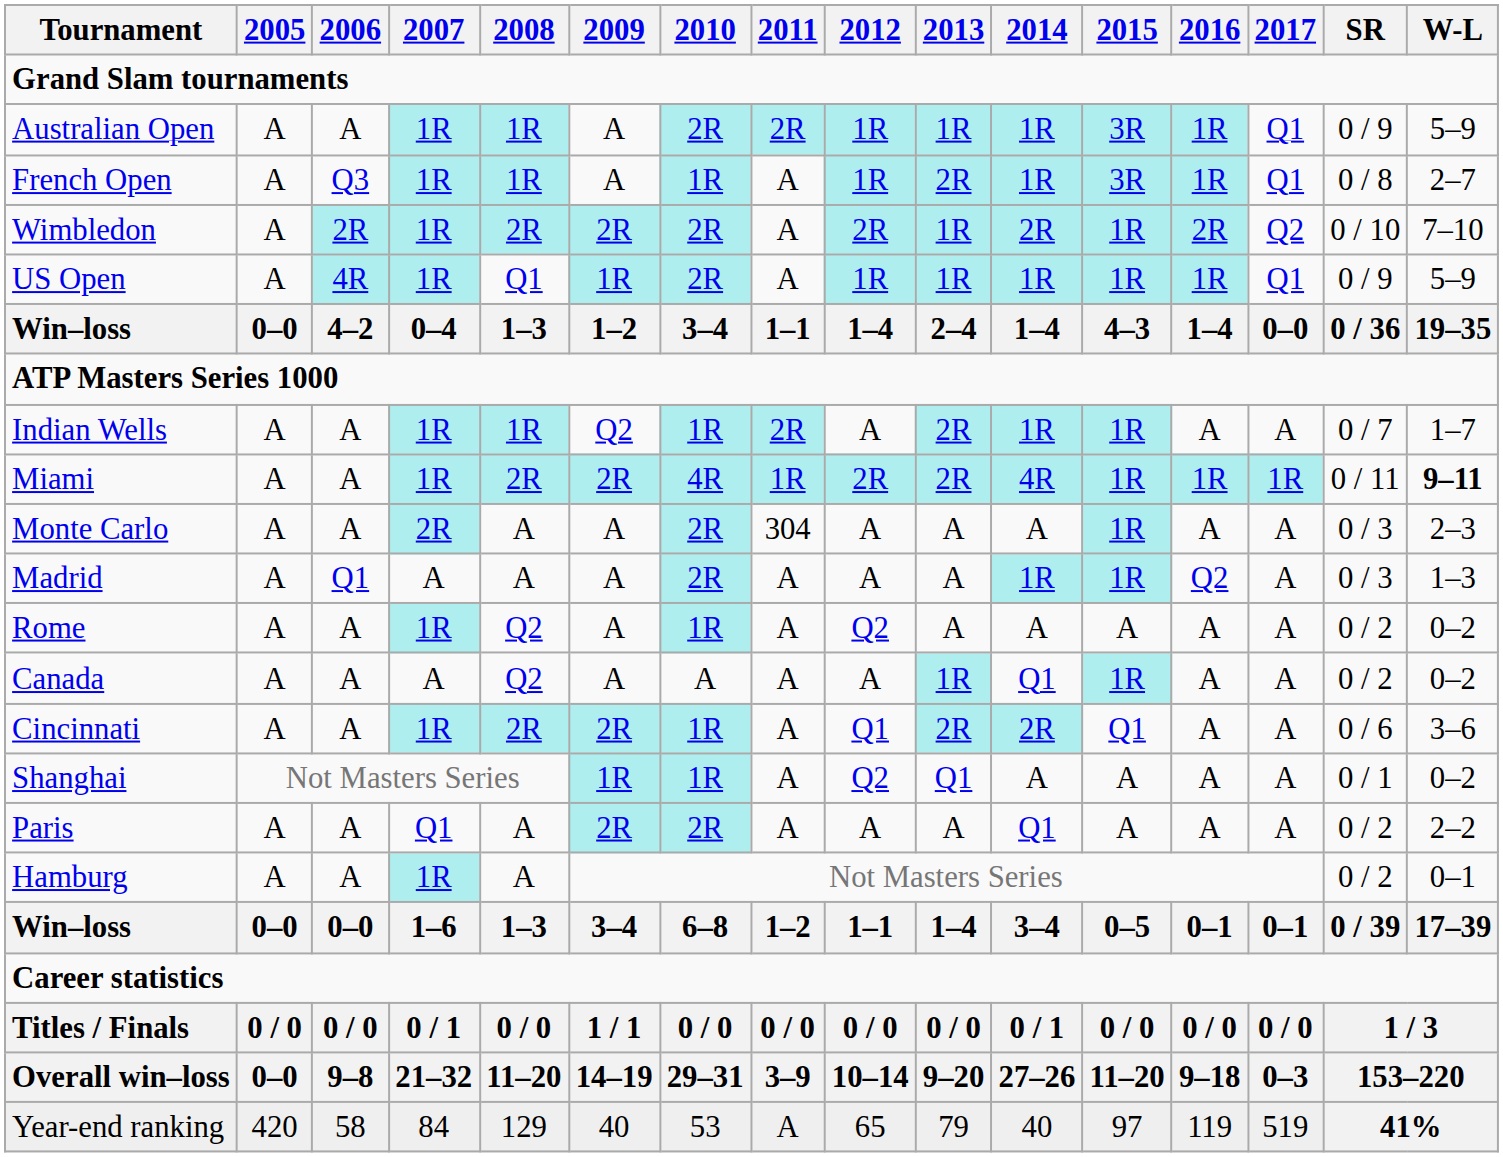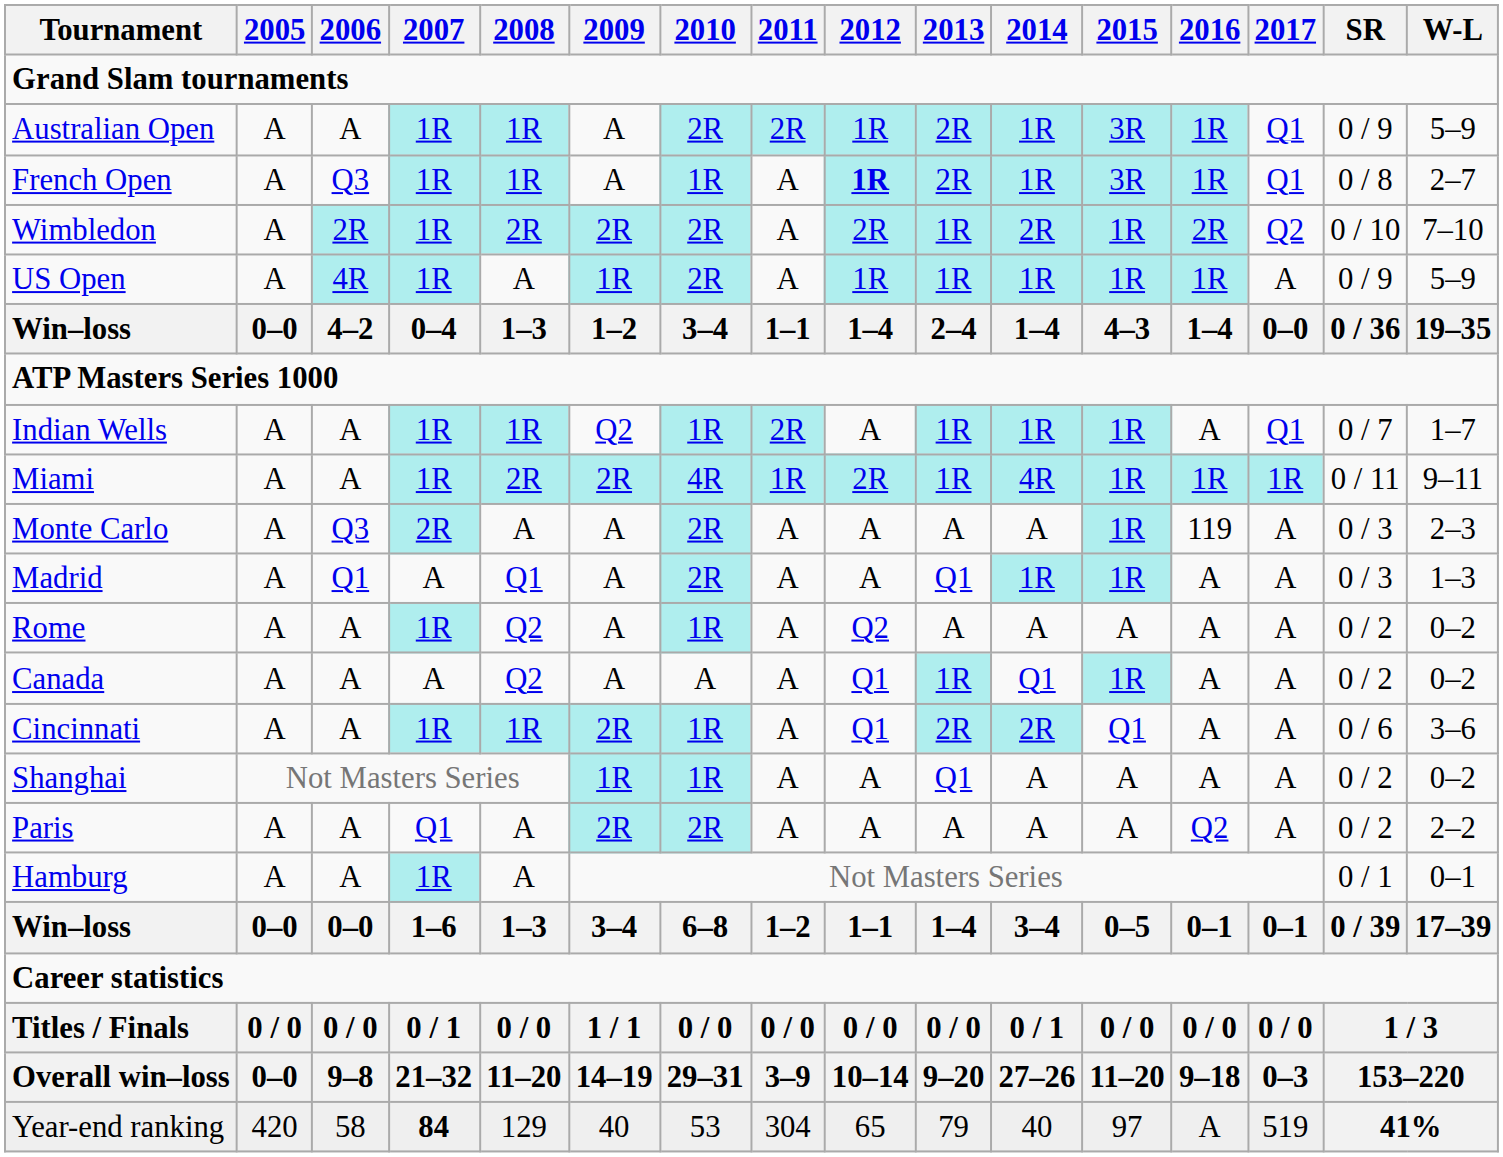(954, 128) 1R -> (954, 128) 2R
(870, 178) normal -> (870, 178) bold
(524, 278) Q1 -> (524, 278) A
(1285, 278) Q1 -> (1285, 278) A
(954, 427) 2R -> (954, 427) 1R
(1285, 427) A -> (1285, 427) Q1
(954, 477) 2R -> (954, 477) 1R
(1453, 477) bold -> (1453, 477) normal
(350, 527) A -> (350, 527) Q3
(788, 527) 304 -> (788, 527) A
(1210, 527) A -> (1210, 527) 119
(524, 577) A -> (524, 577) Q1
(954, 577) A -> (954, 577) Q1
(1210, 577) Q2 -> (1210, 577) A
(870, 677) A -> (870, 677) Q1
(524, 727) 2R -> (524, 727) 1R
(870, 777) Q2 -> (870, 777) A
(1365, 777) 0 / 1 -> (1365, 777) 0 / 2
(1037, 826) Q1 -> (1037, 826) A
(1210, 826) A -> (1210, 826) Q2
(1365, 876) 0 / 2 -> (1365, 876) 0 / 1
(434, 1126) normal -> (434, 1126) bold
(788, 1126) A -> (788, 1126) 304
(1210, 1126) 119 -> (1210, 1126) A
